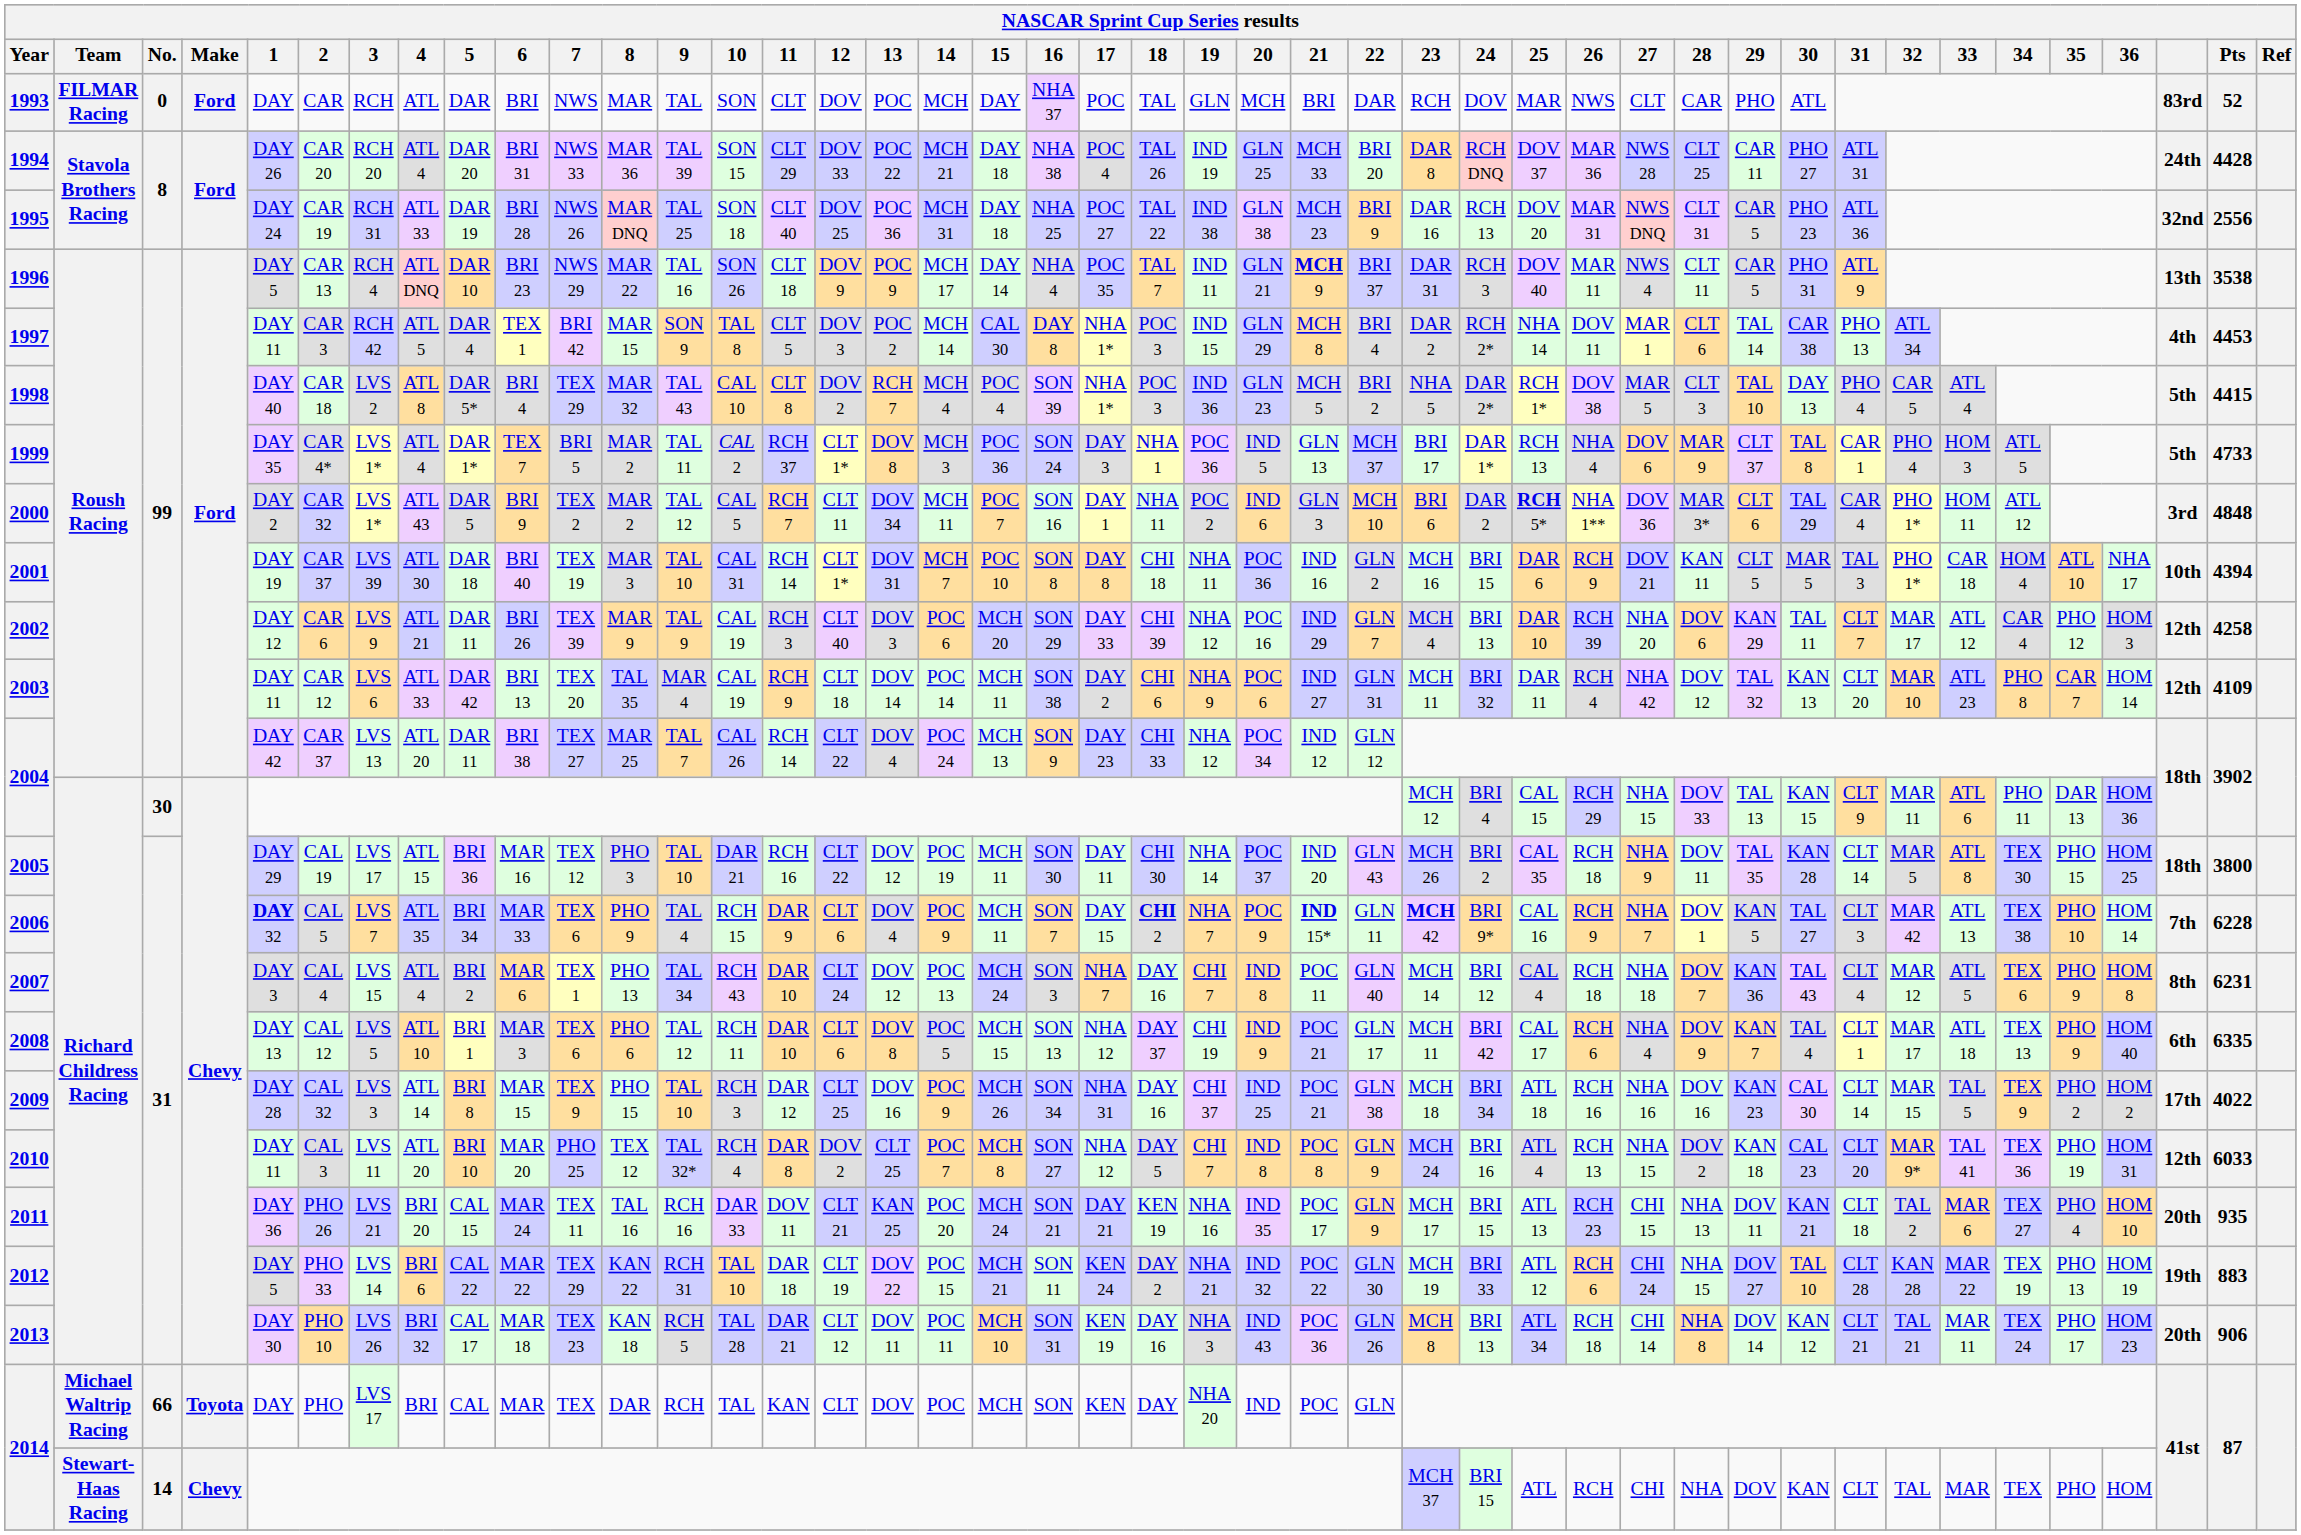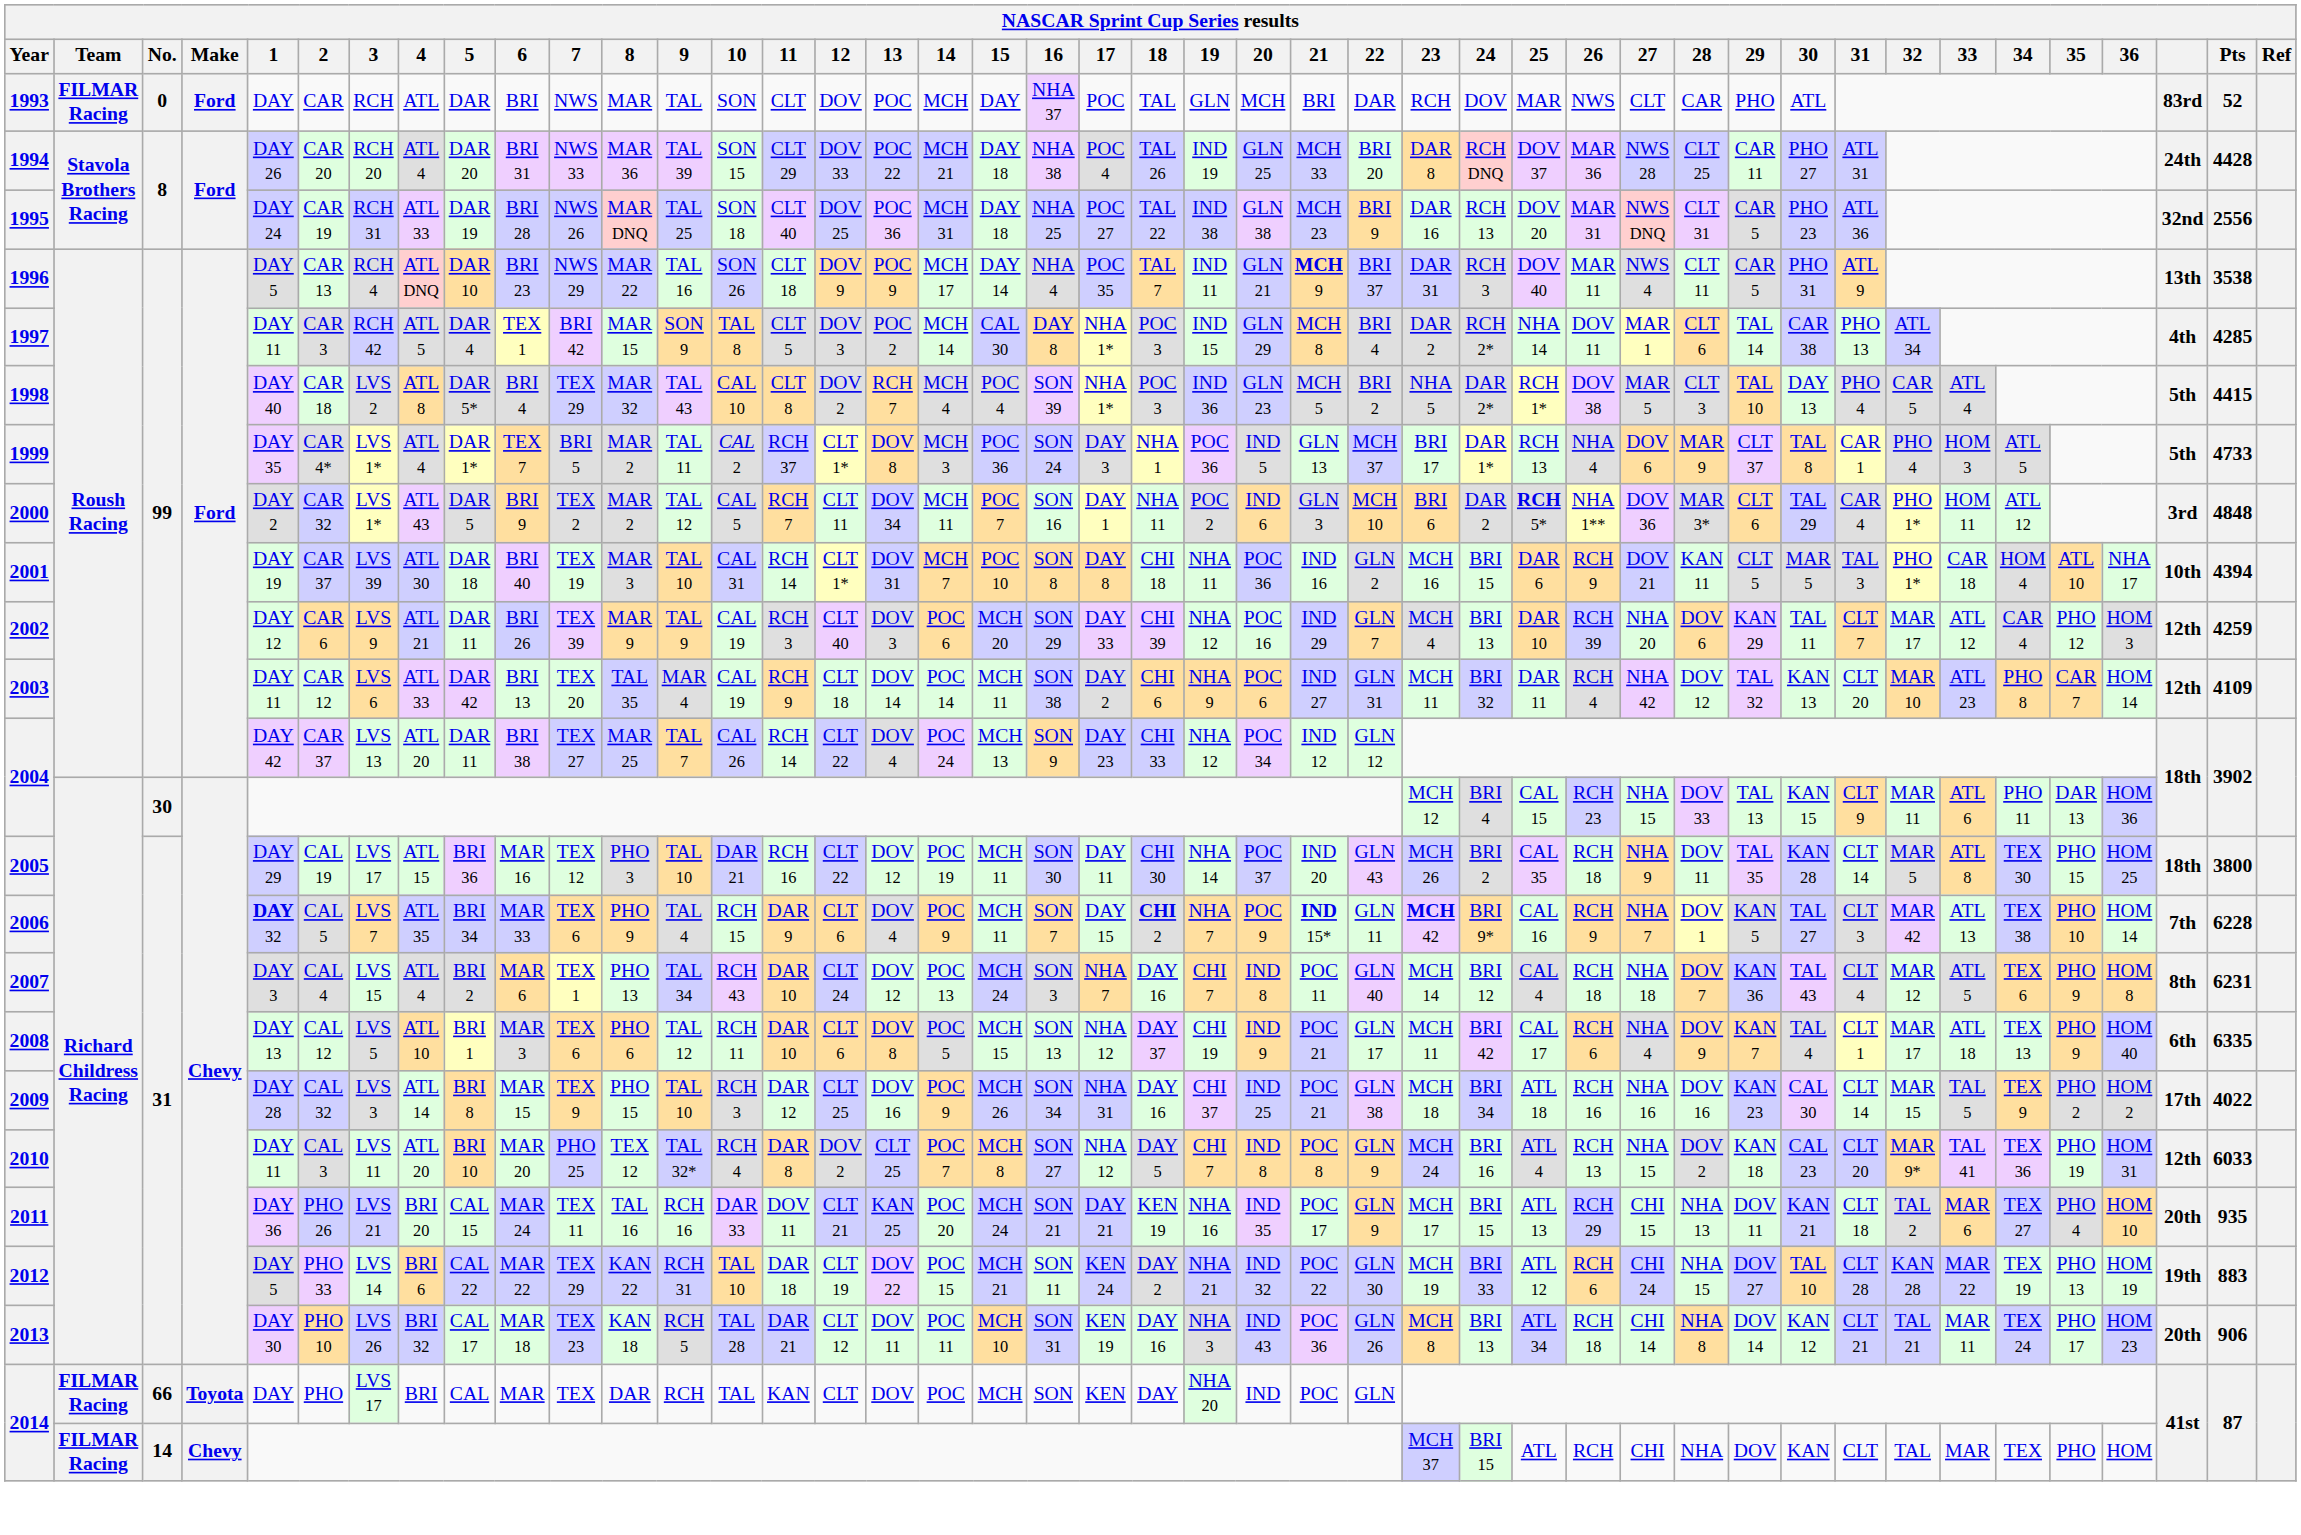(2233, 336) 4453 -> (2233, 336) 4285
(2233, 630) 4258 -> (2233, 630) 4259
(1593, 805) RCH 29 -> (1593, 805) RCH 23
(1593, 1216) RCH 23 -> (1593, 1216) RCH 29
(98, 1405) Michael Waltrip Racing -> (98, 1392) FILMAR Racing
(98, 1488) Stewart-Haas Racing -> (98, 1451) FILMAR Racing
